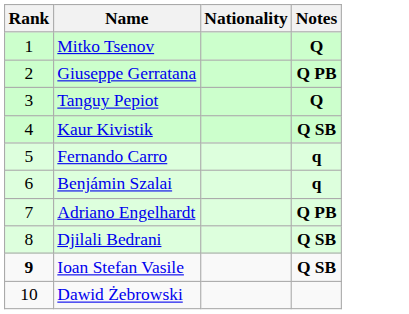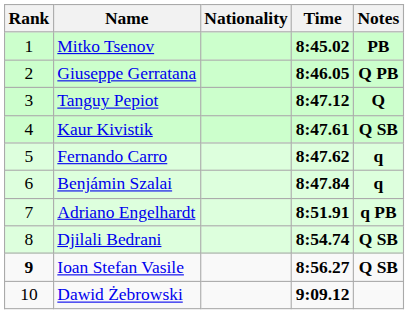+ column: (323, 18)
(317, 45) Q -> (378, 45) PB
(317, 211) Q PB -> (378, 211) q PB
